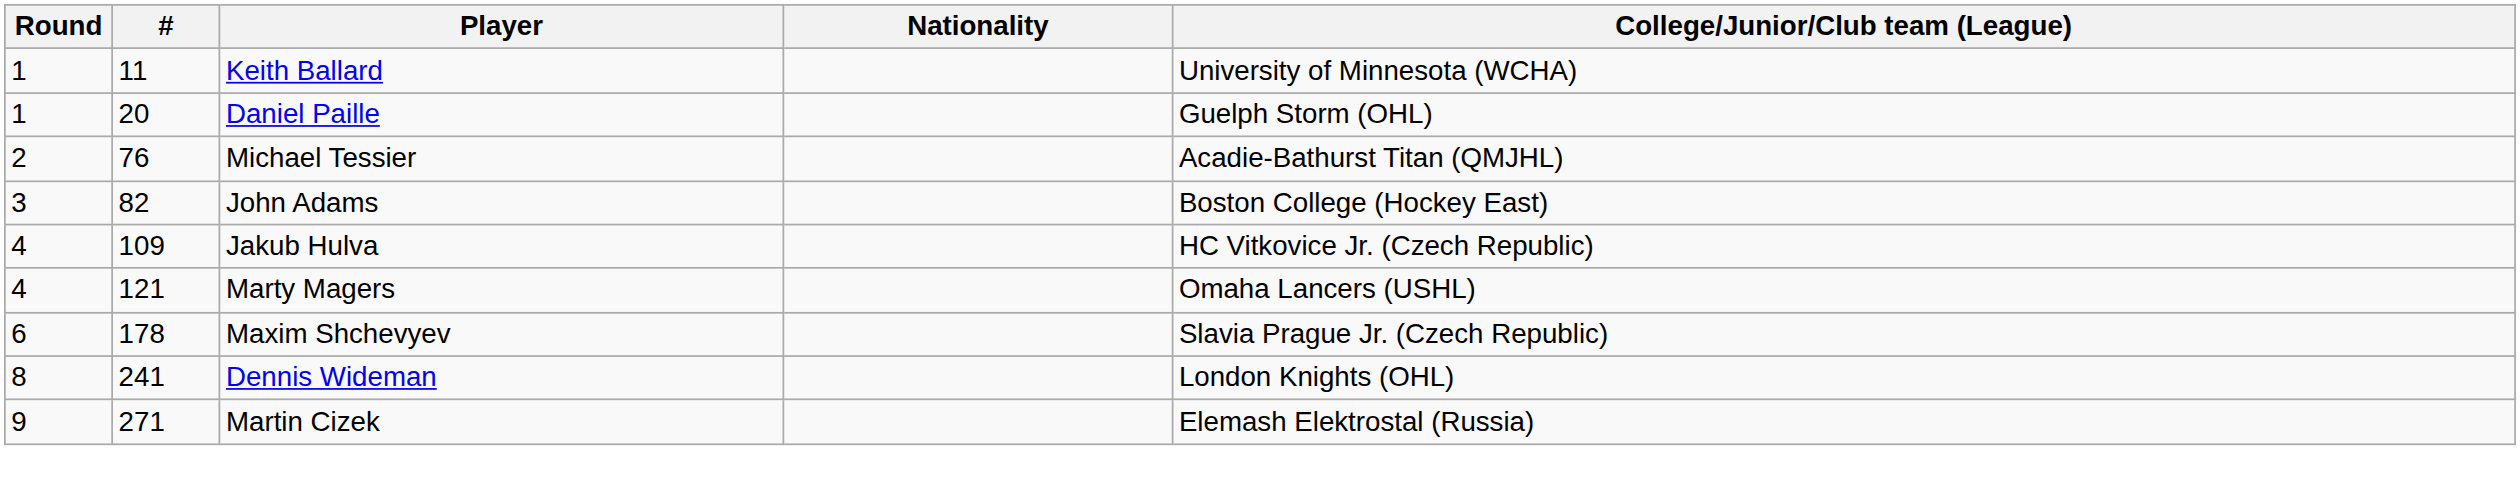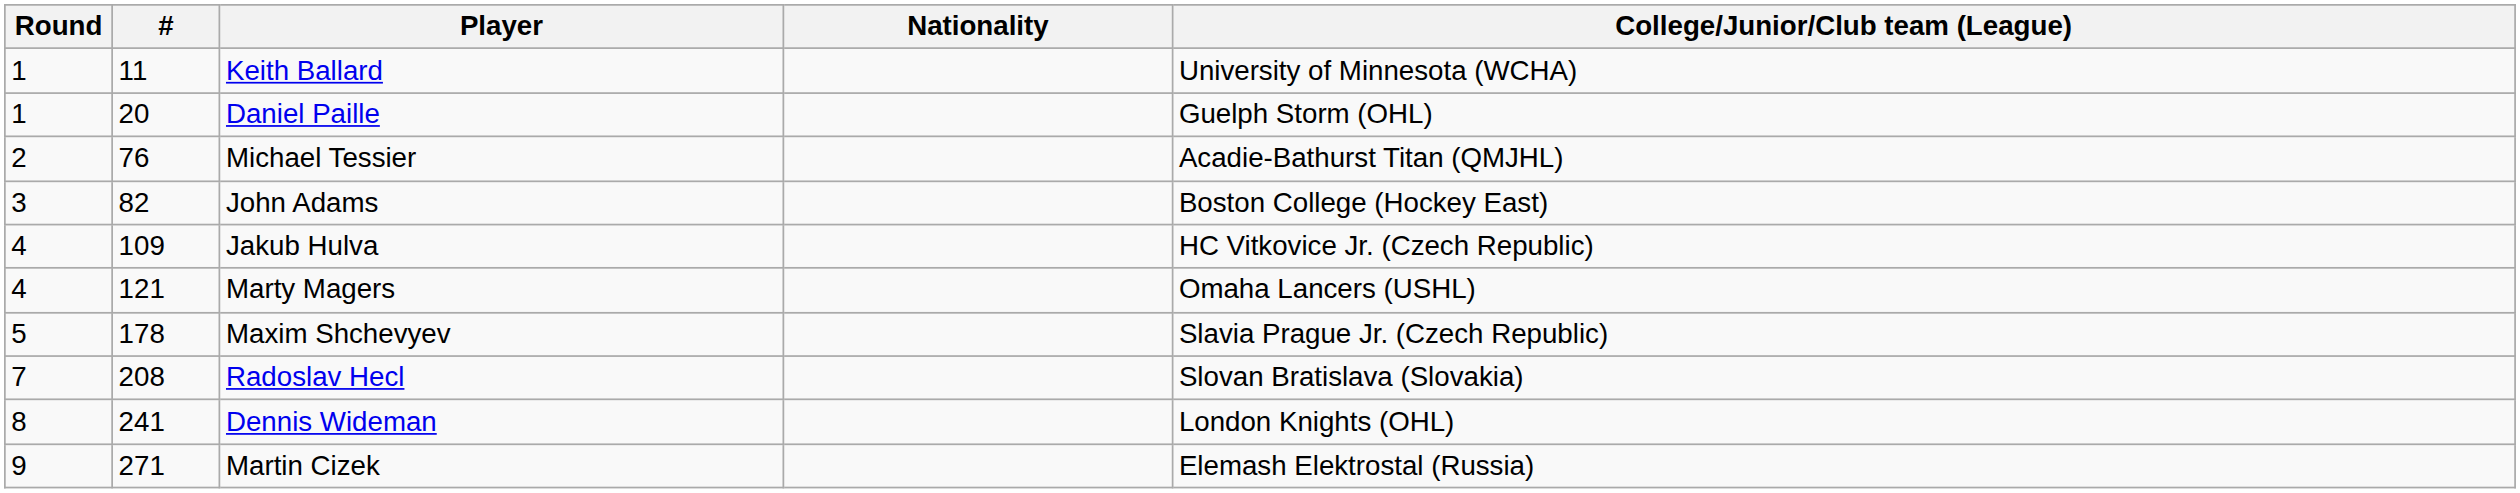(19, 333) 6 -> (19, 333) 5
+ row: (315, 377)
